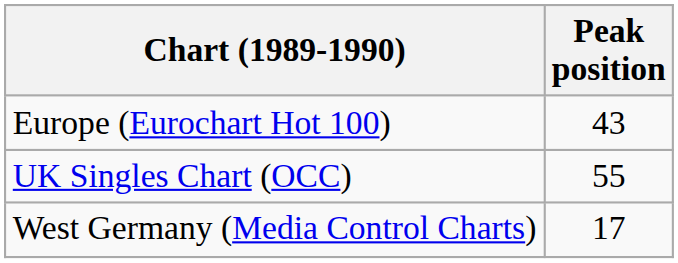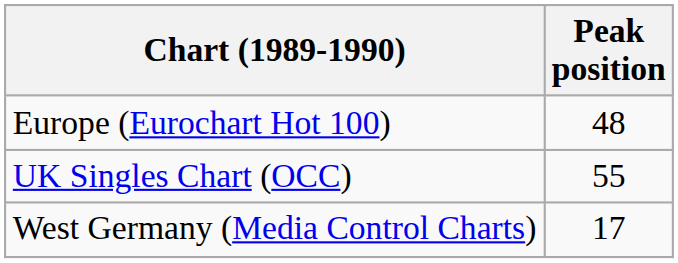(609, 122) 43 -> (609, 122) 48
